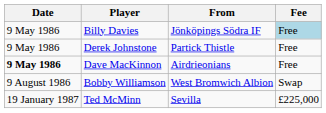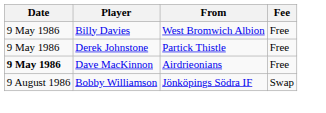(216, 30) Jönköpings Södra IF -> (213, 30) West Bromwich Albion
(288, 30) lightblue background -> (279, 30) no background
(222, 82) West Bromwich Albion -> (207, 82) Jönköpings Södra IF
- row: (112, 99)
